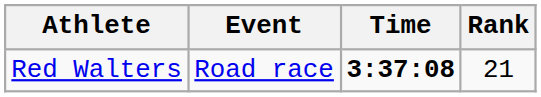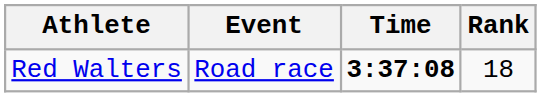(498, 70) 21 -> (498, 70) 18
